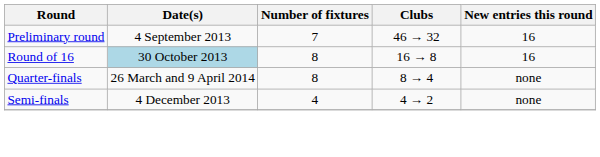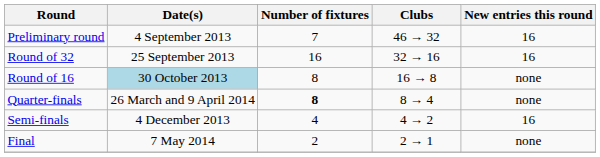+ row: (41, 57)
(528, 57) 16 -> (528, 78) none
(315, 78) normal -> (315, 99) bold
(528, 99) none -> (528, 120) 16
+ row: (21, 141)
